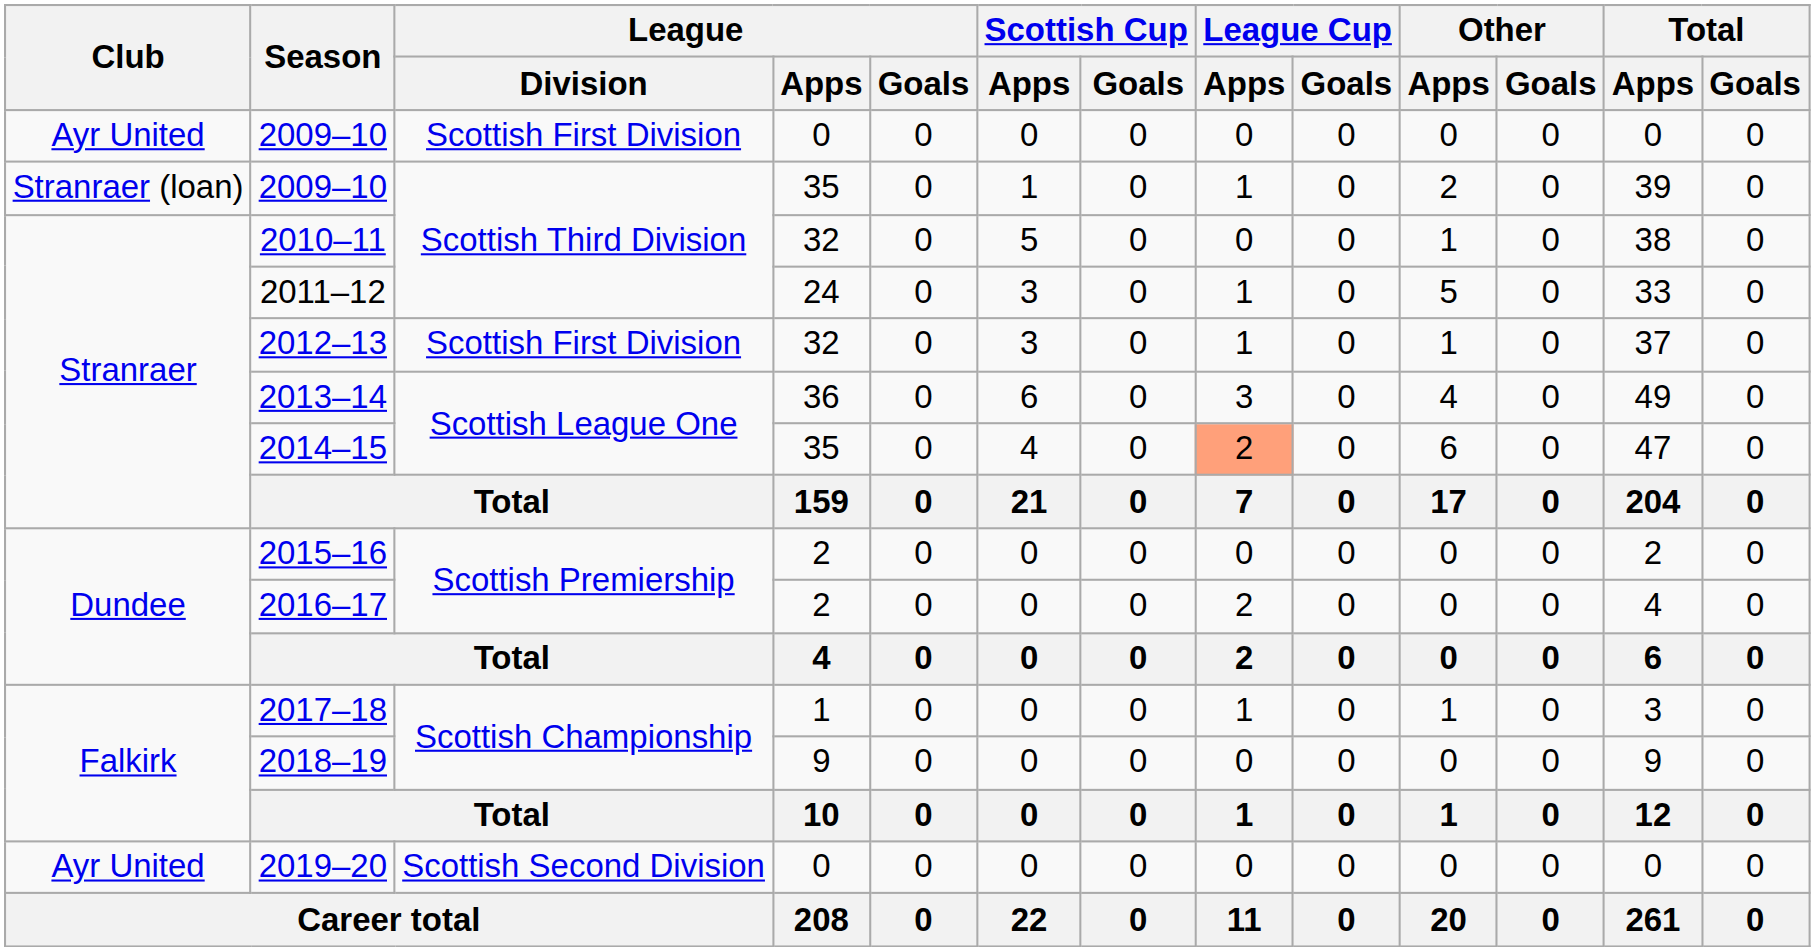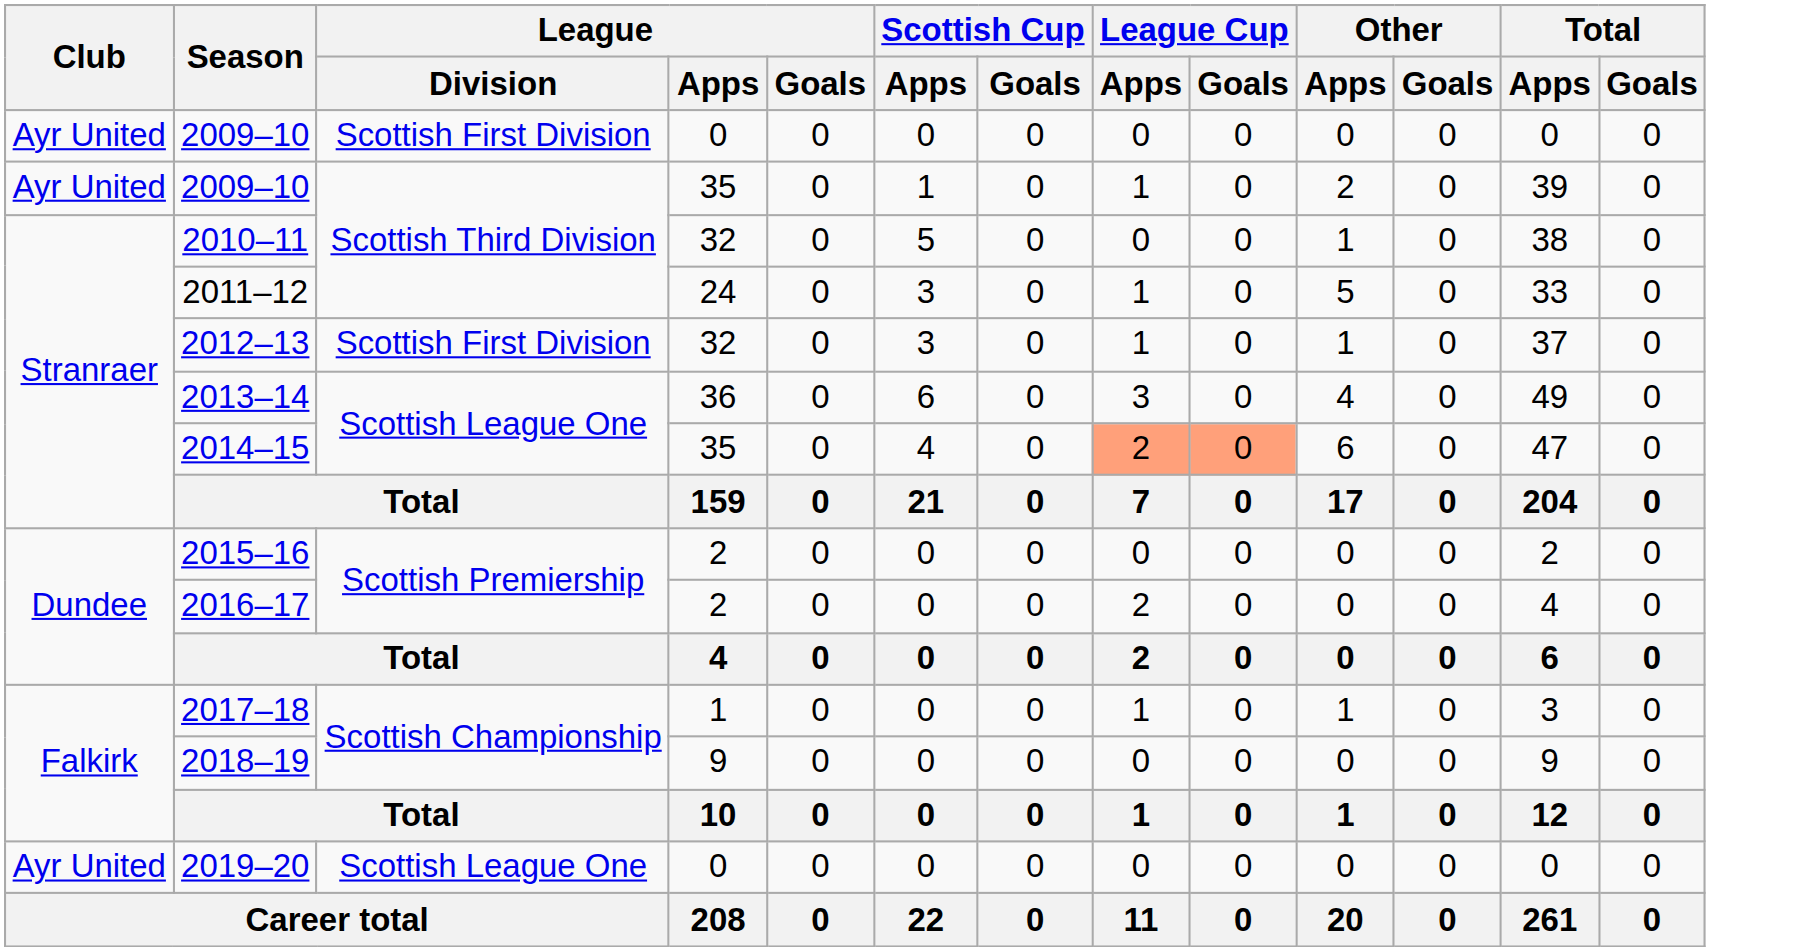(128, 187) Stranraer (loan) -> (89, 187) Ayr United
(1346, 448) no background -> (1243, 448) lightsalmon background
(584, 866) Scottish Second Division -> (493, 866) Scottish League One
